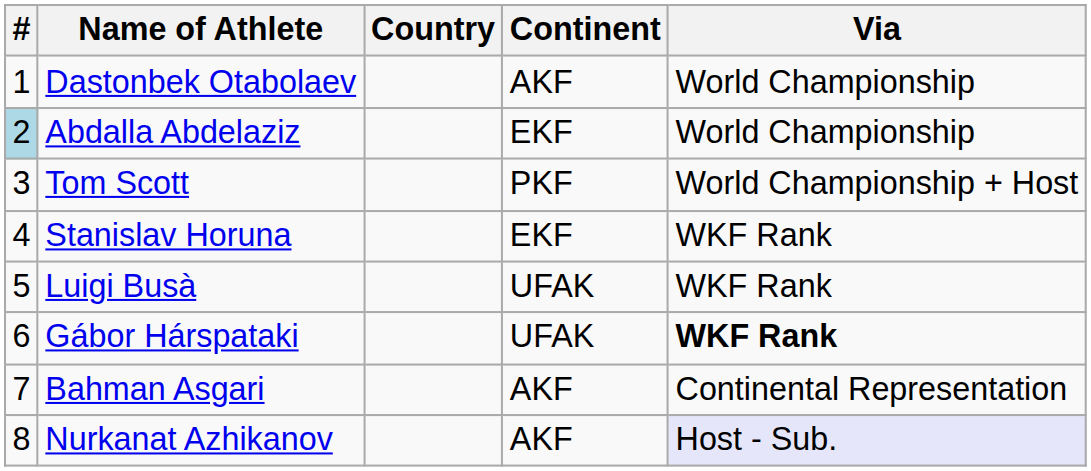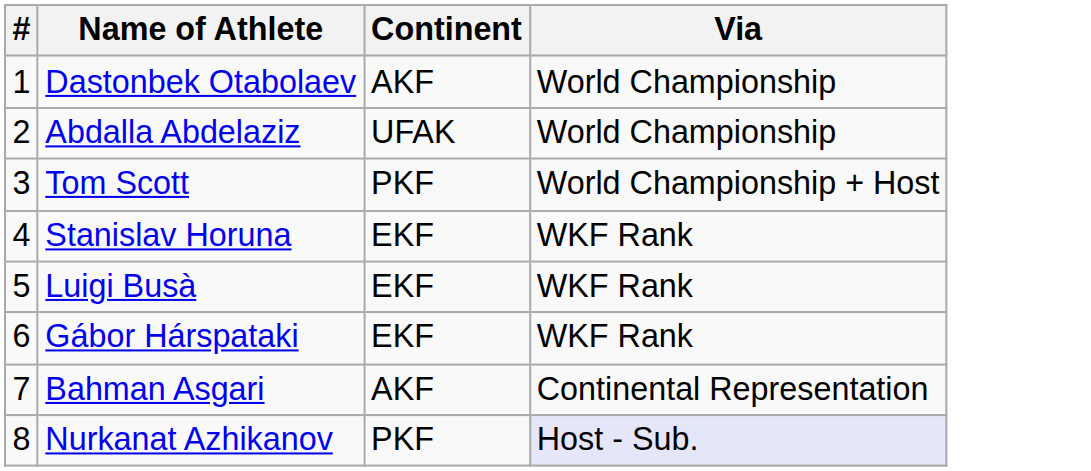- column: (433, 30)
(21, 132) lightblue background -> (21, 132) no background
(541, 132) EKF -> (413, 132) UFAK
(552, 286) UFAK -> (403, 286) EKF
(552, 337) UFAK -> (403, 337) EKF
(756, 337) bold -> (615, 337) normal
(541, 440) AKF -> (403, 440) PKF
